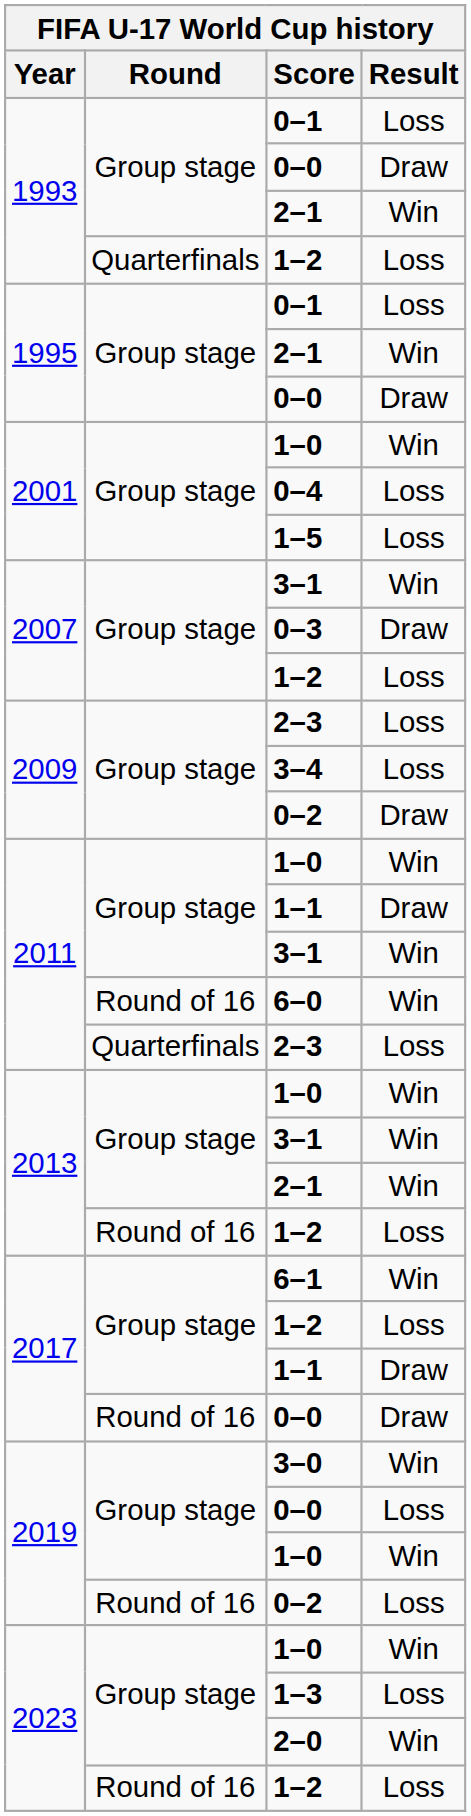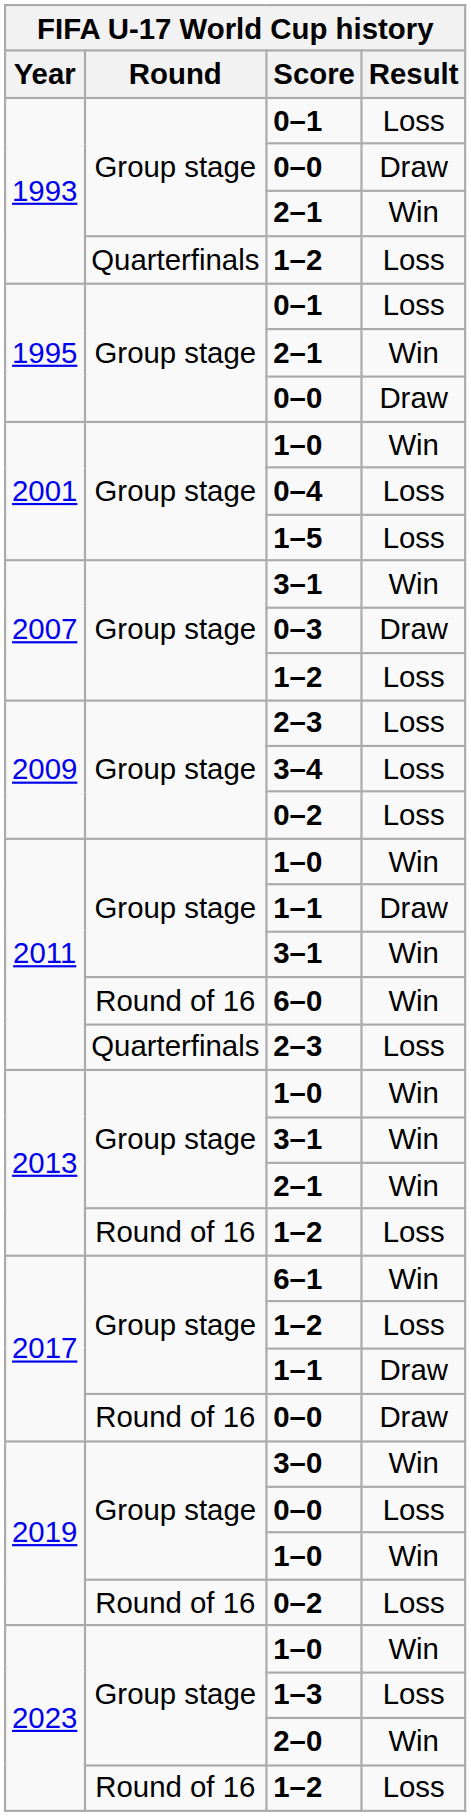(414, 815) Draw -> (414, 815) Loss
